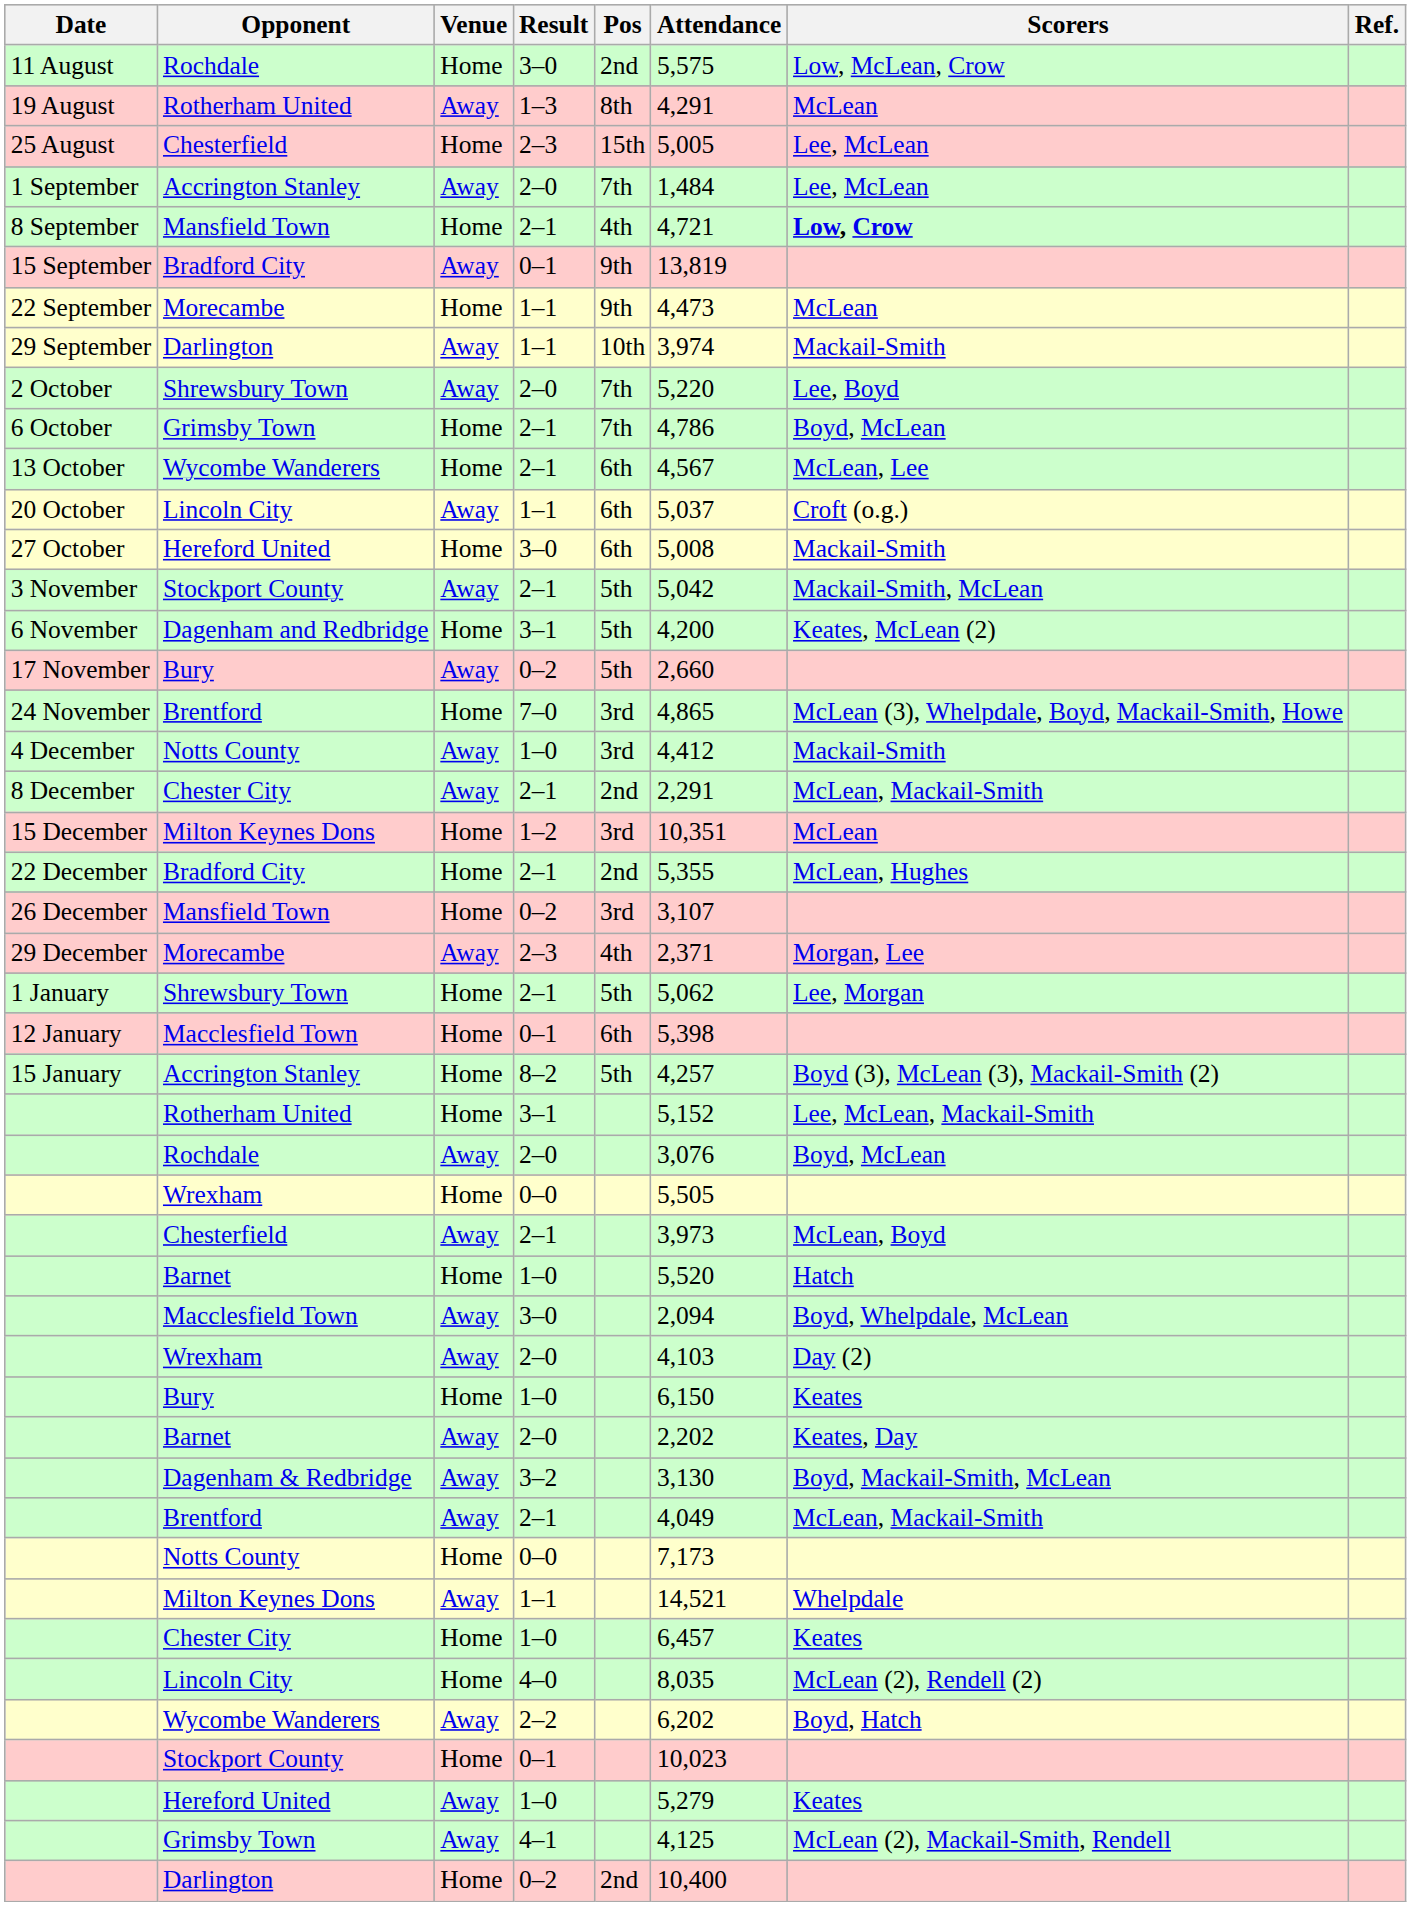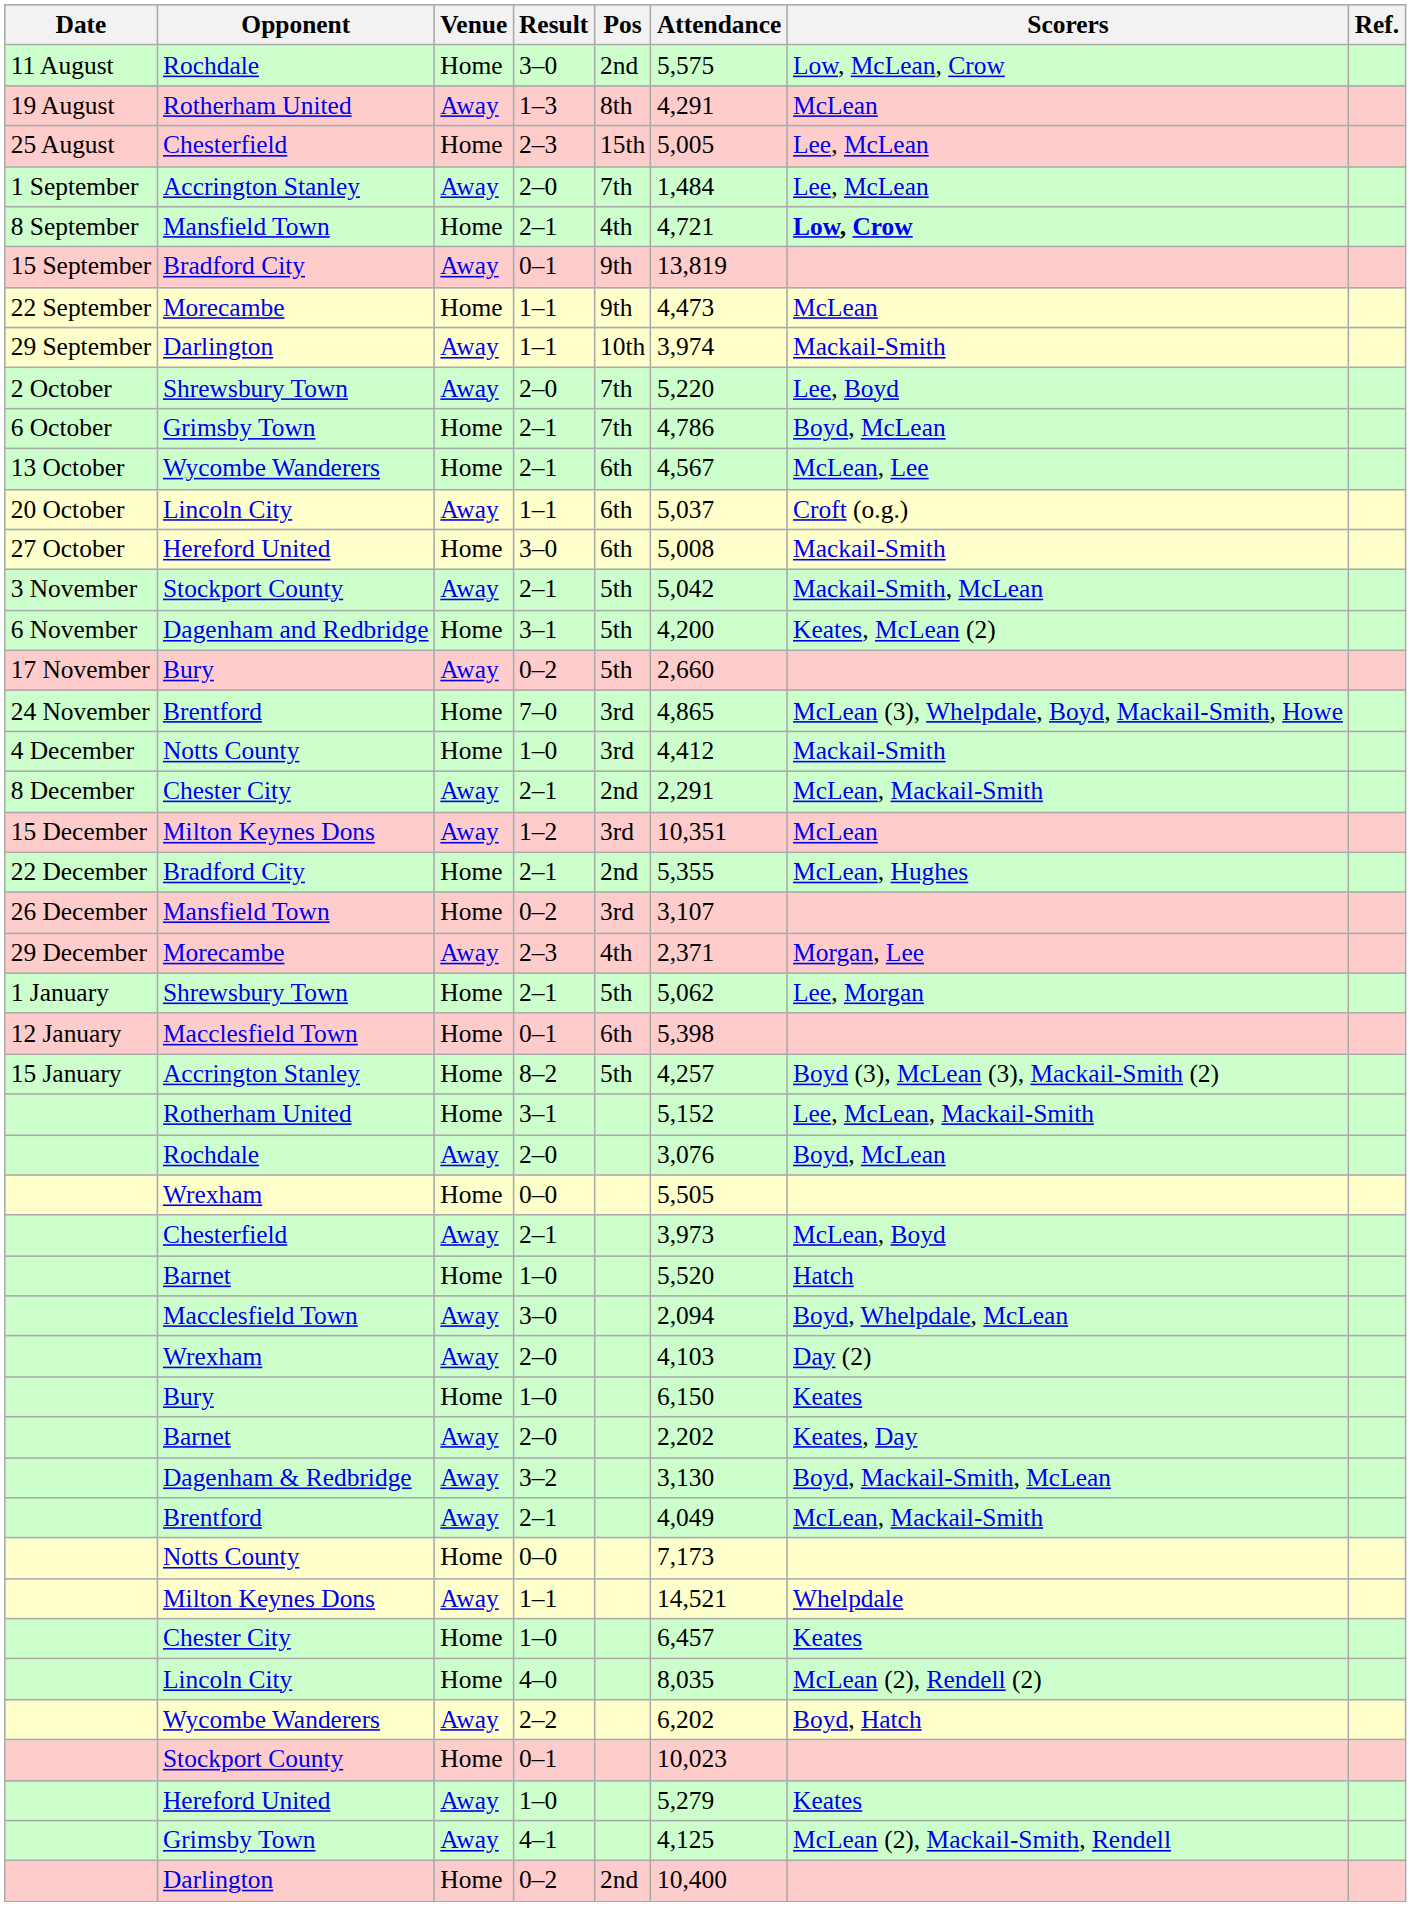(470, 750) Away -> (471, 750) Home
(471, 831) Home -> (470, 831) Away
